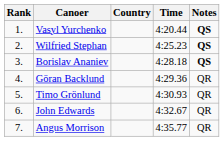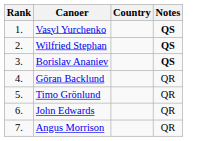- column: (171, 12)
